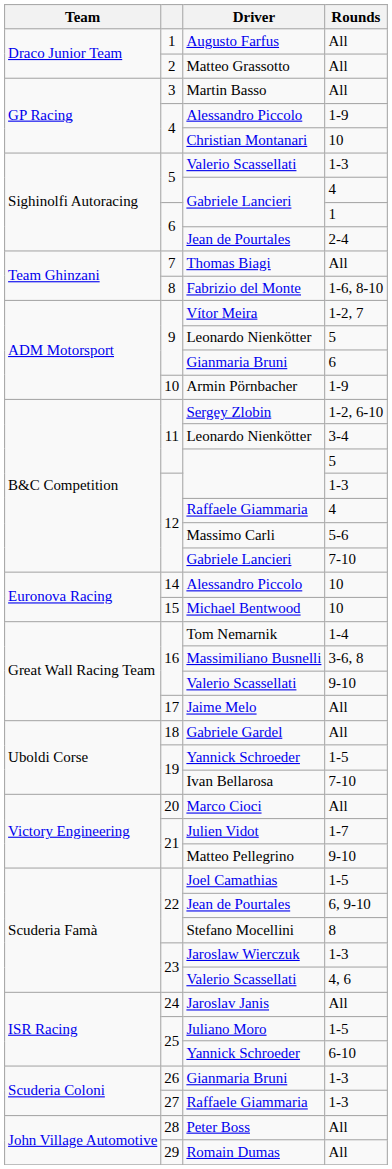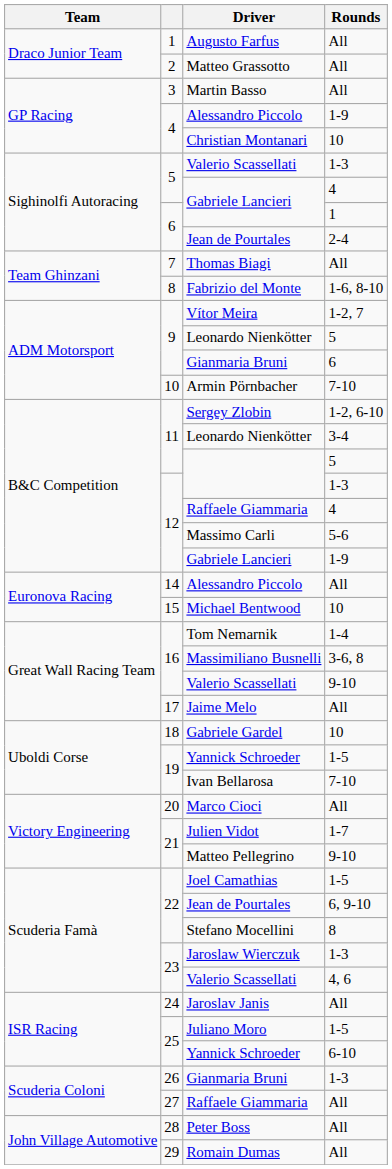(338, 386) 1-9 -> (342, 386) 7-10
(342, 559) 7-10 -> (338, 559) 1-9
(336, 584) 10 -> (338, 584) All
(338, 732) All -> (336, 732) 10
(338, 1102) 1-3 -> (338, 1102) All
